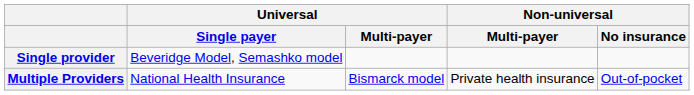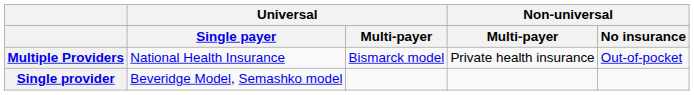rows swapped: (66, 57) <-> (66, 79)
